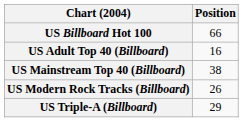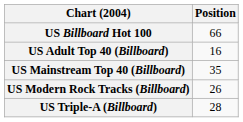(215, 70) 38 -> (215, 70) 35
(215, 107) 29 -> (215, 107) 28
